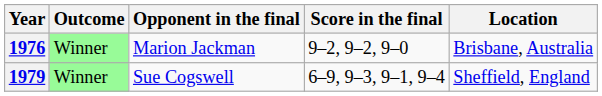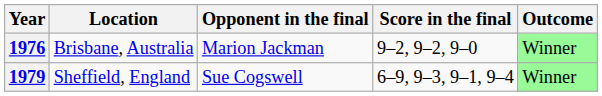columns swapped: (523, 18) <-> (89, 18)
